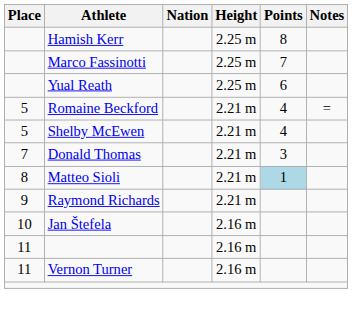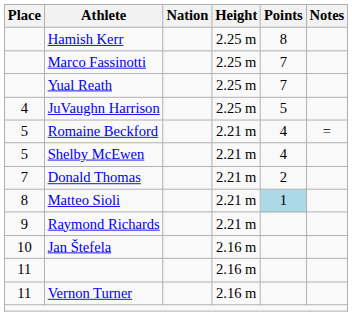(283, 85) 6 -> (283, 85) 7
+ row: (24, 108)
(283, 154) 3 -> (283, 177) 2
